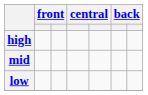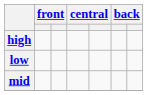rows swapped: (19, 60) <-> (19, 80)
